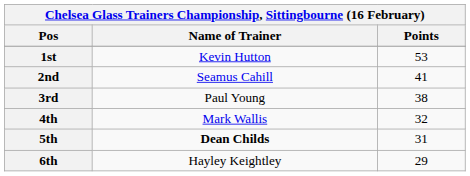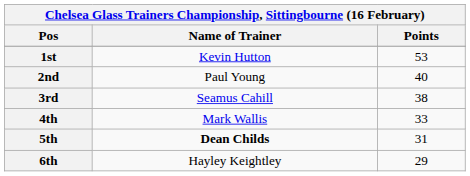(235, 77) Seamus Cahill -> (235, 77) Paul Young
(421, 77) 41 -> (421, 77) 40
(235, 98) Paul Young -> (235, 98) Seamus Cahill
(421, 118) 32 -> (421, 118) 33
